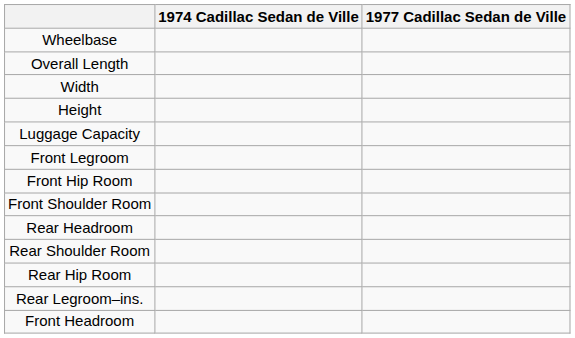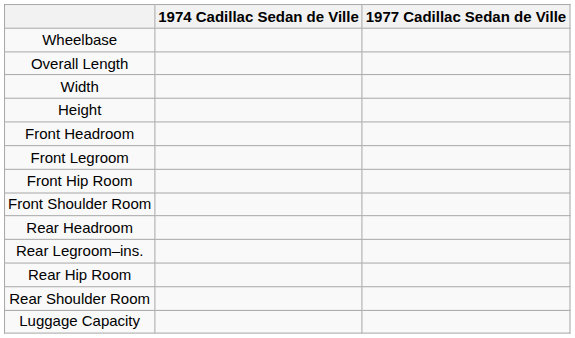rows swapped: (80, 321) <-> (80, 133)
rows swapped: (80, 298) <-> (80, 251)
